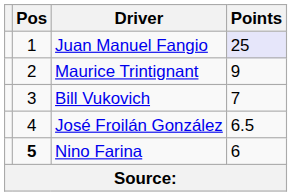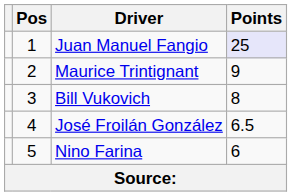(235, 98) 7 -> (235, 98) 8
(32, 152) bold -> (32, 152) normal
